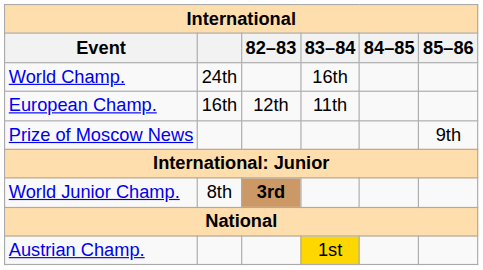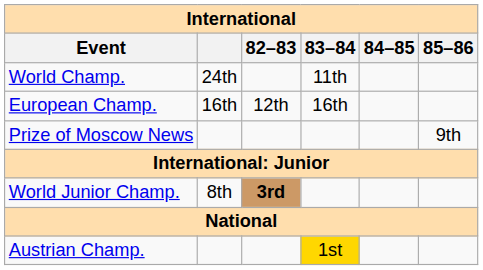(330, 76) 16th -> (330, 76) 11th
(330, 105) 11th -> (330, 105) 16th
